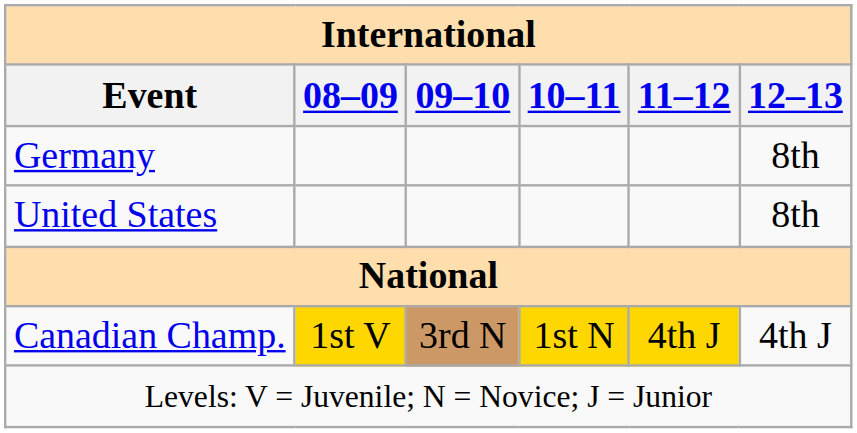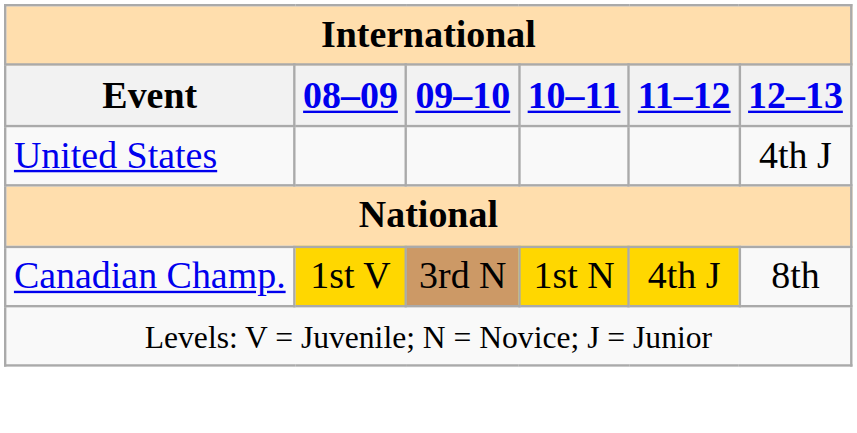- row: (84, 154)
(795, 214) 8th -> (795, 154) 4th J
(795, 335) 4th J -> (795, 275) 8th
